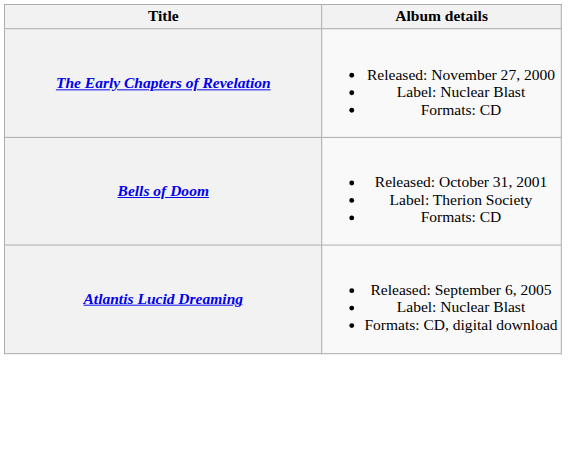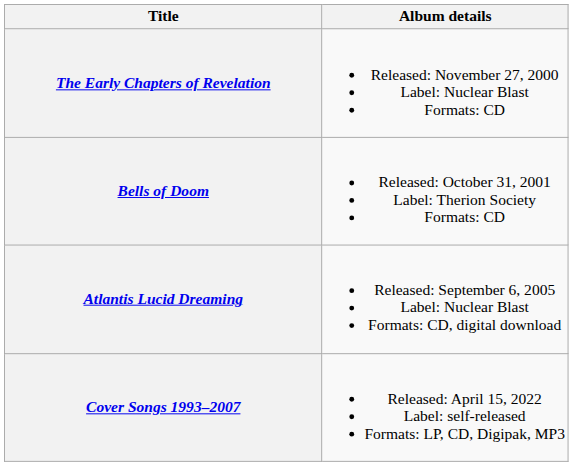+ row: (163, 407)
